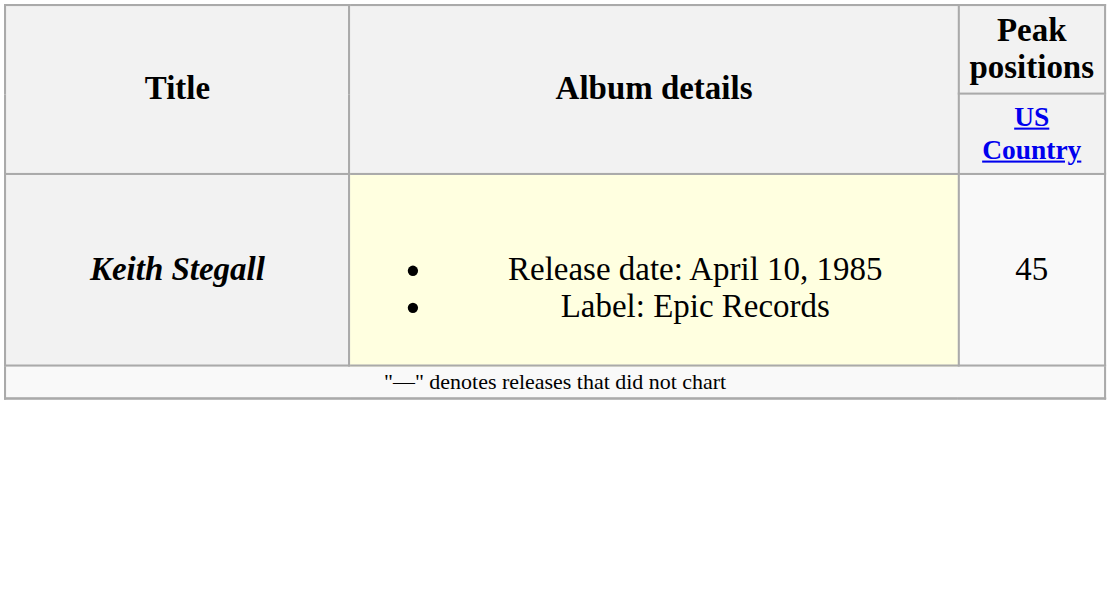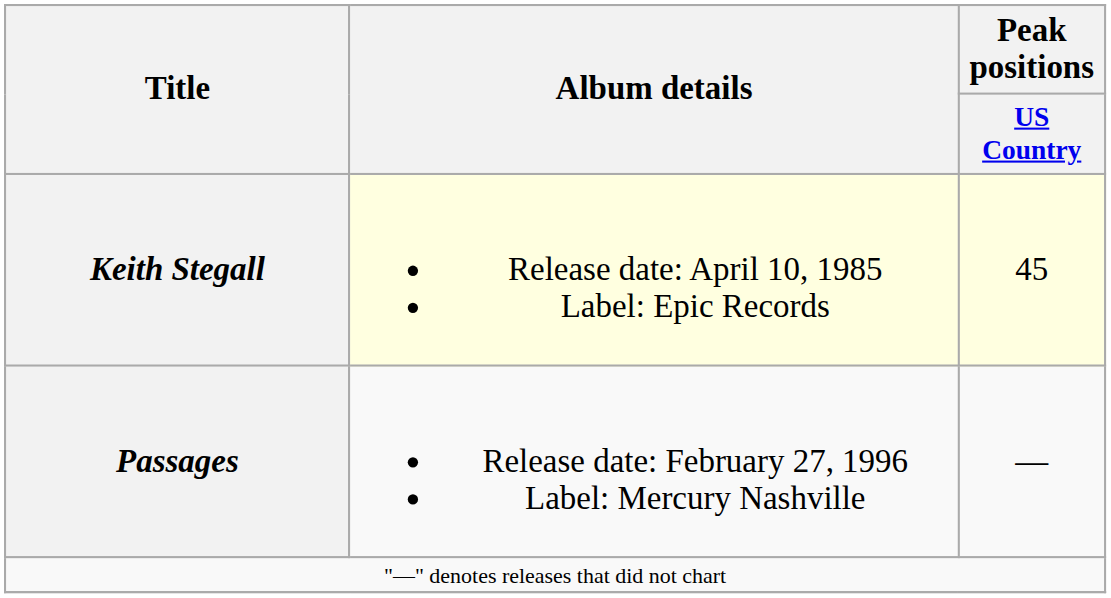(1032, 268) no background -> (1032, 268) lightyellow background
+ row: (177, 461)
